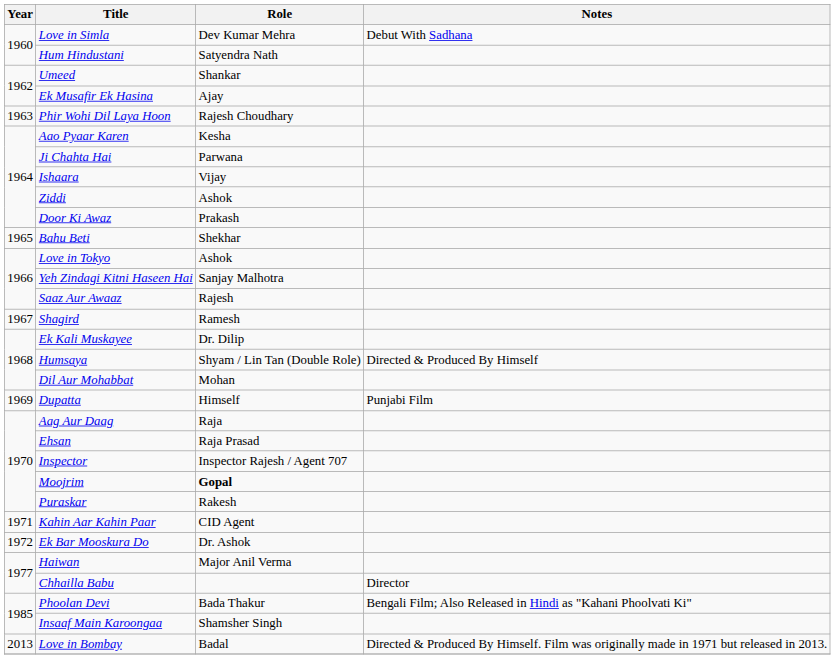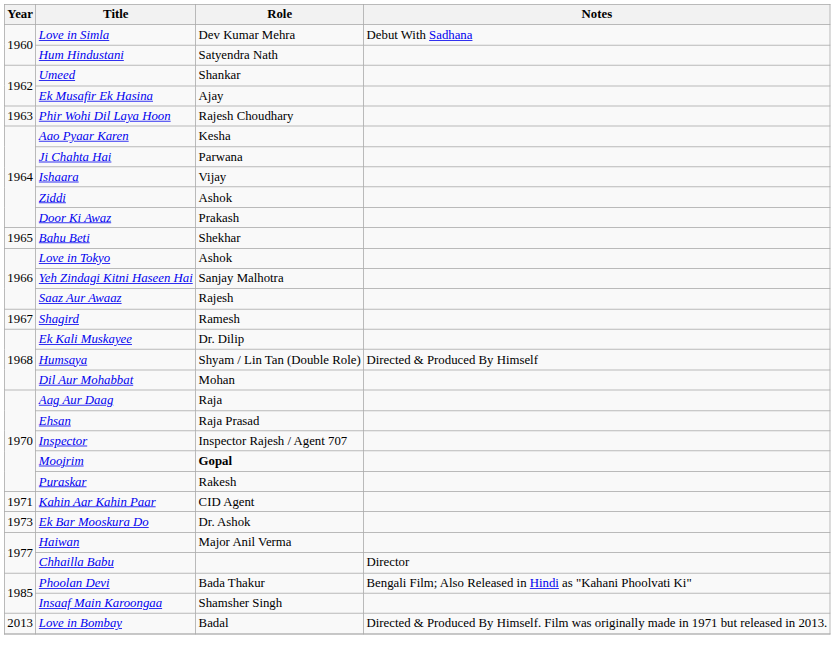- row: (60, 400)
(20, 542) 1972 -> (20, 522) 1973
